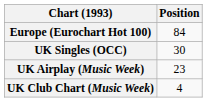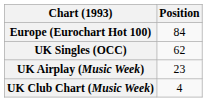(179, 50) 30 -> (179, 50) 62
